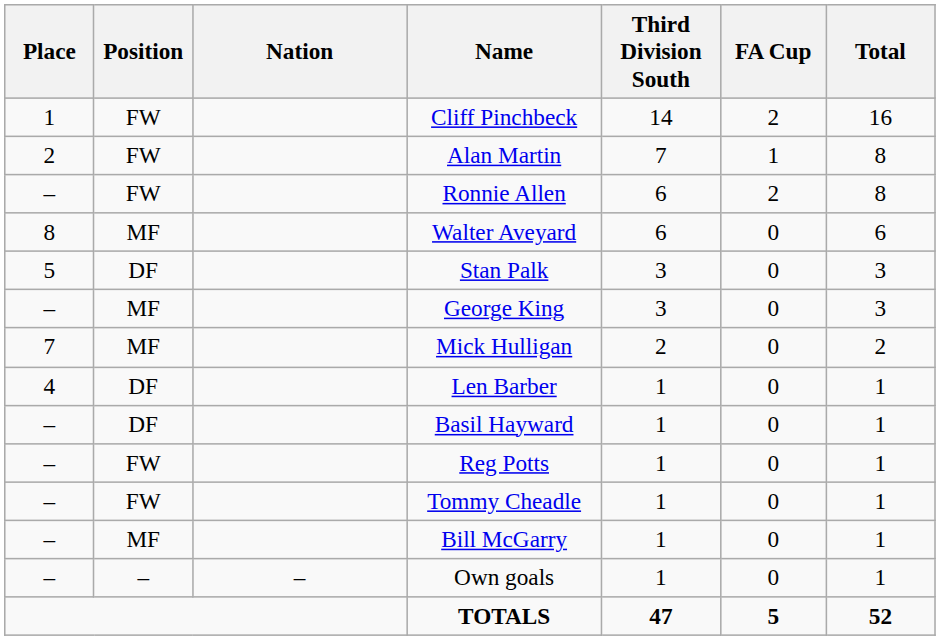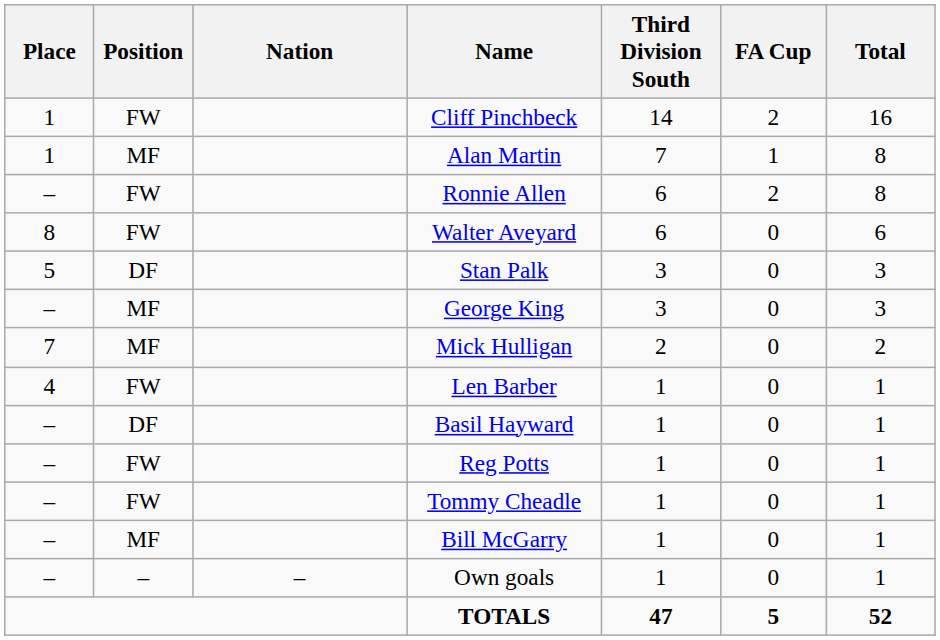(49, 155) 2 -> (49, 155) 1
(143, 155) FW -> (143, 155) MF
(143, 232) MF -> (143, 232) FW
(143, 385) DF -> (143, 385) FW
